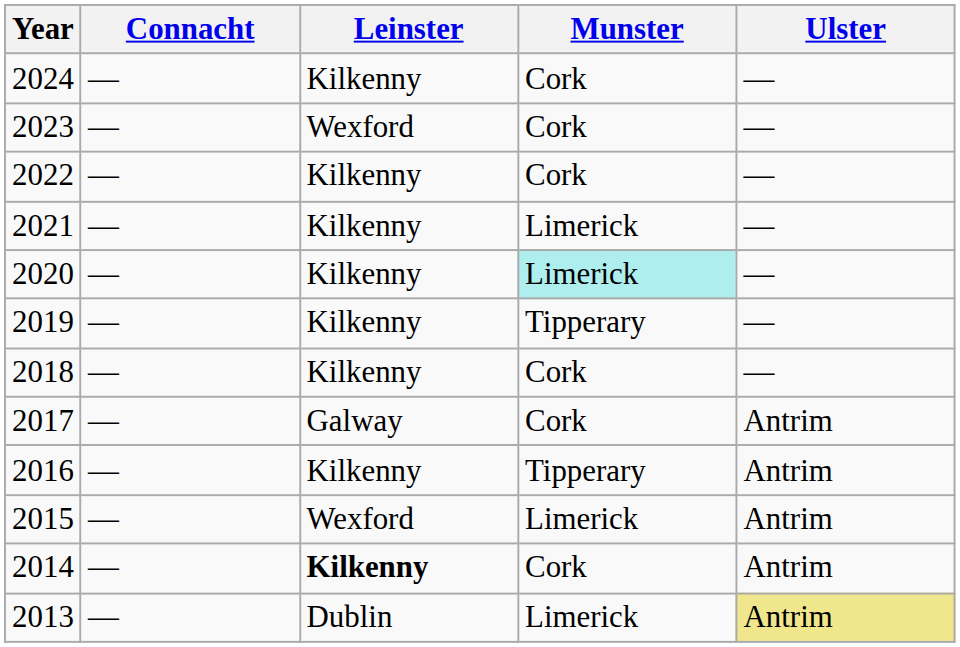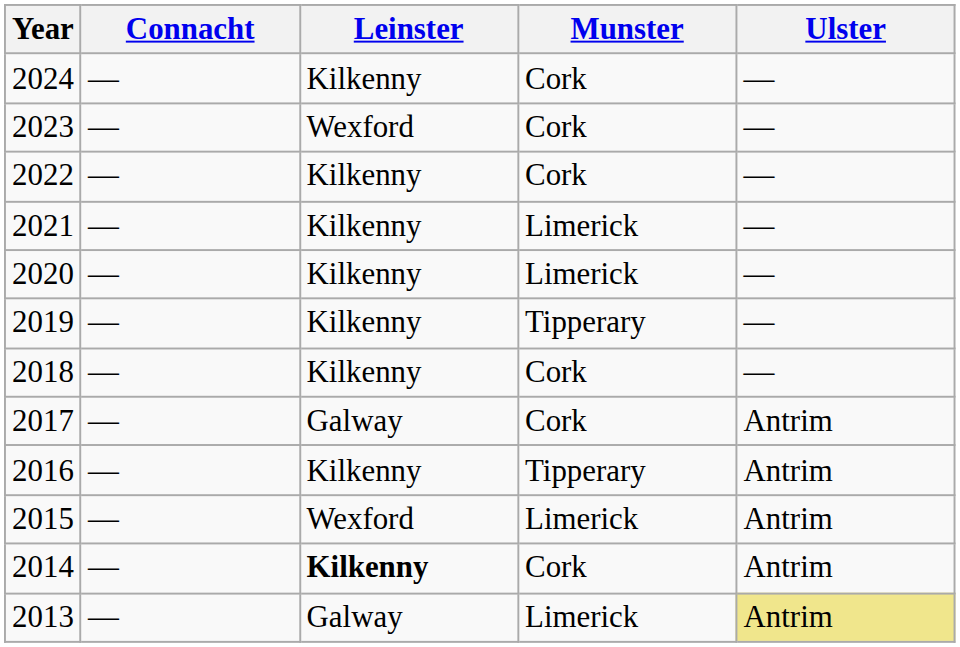(582, 273) paleturquoise background -> (582, 273) no background
(349, 616) Dublin -> (355, 616) Galway
